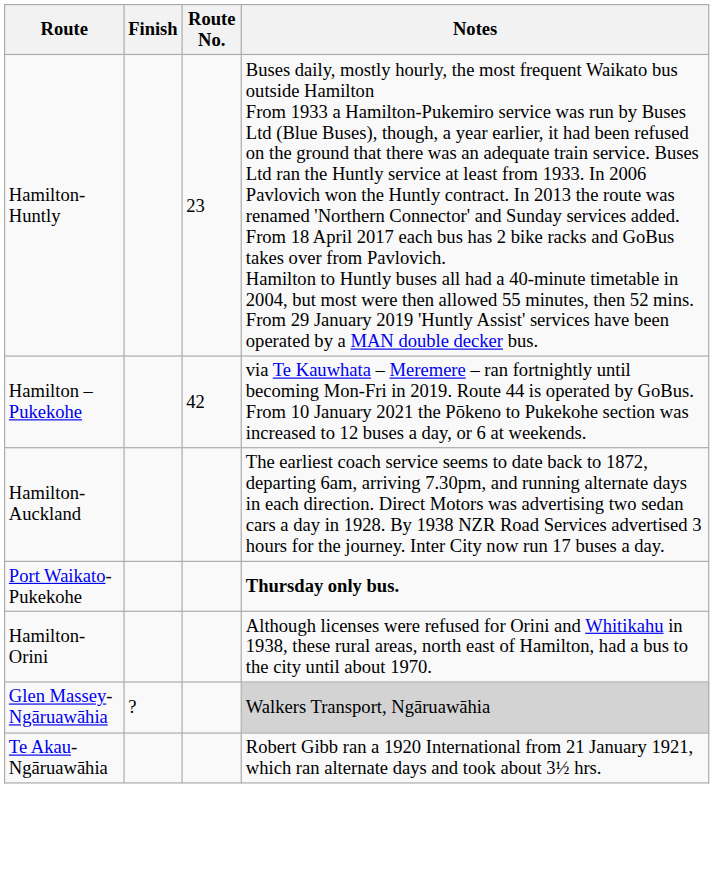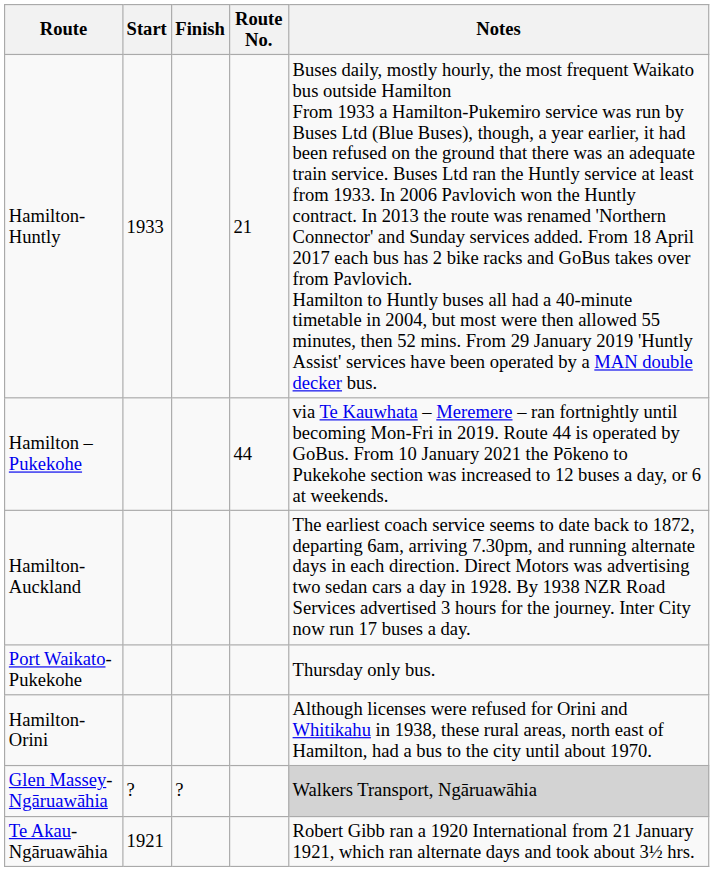+ column: (147, 29)
(195, 205) 23 -> (243, 226) 21
(195, 401) 42 -> (243, 453) 44
(322, 585) bold -> (364, 669) normal
